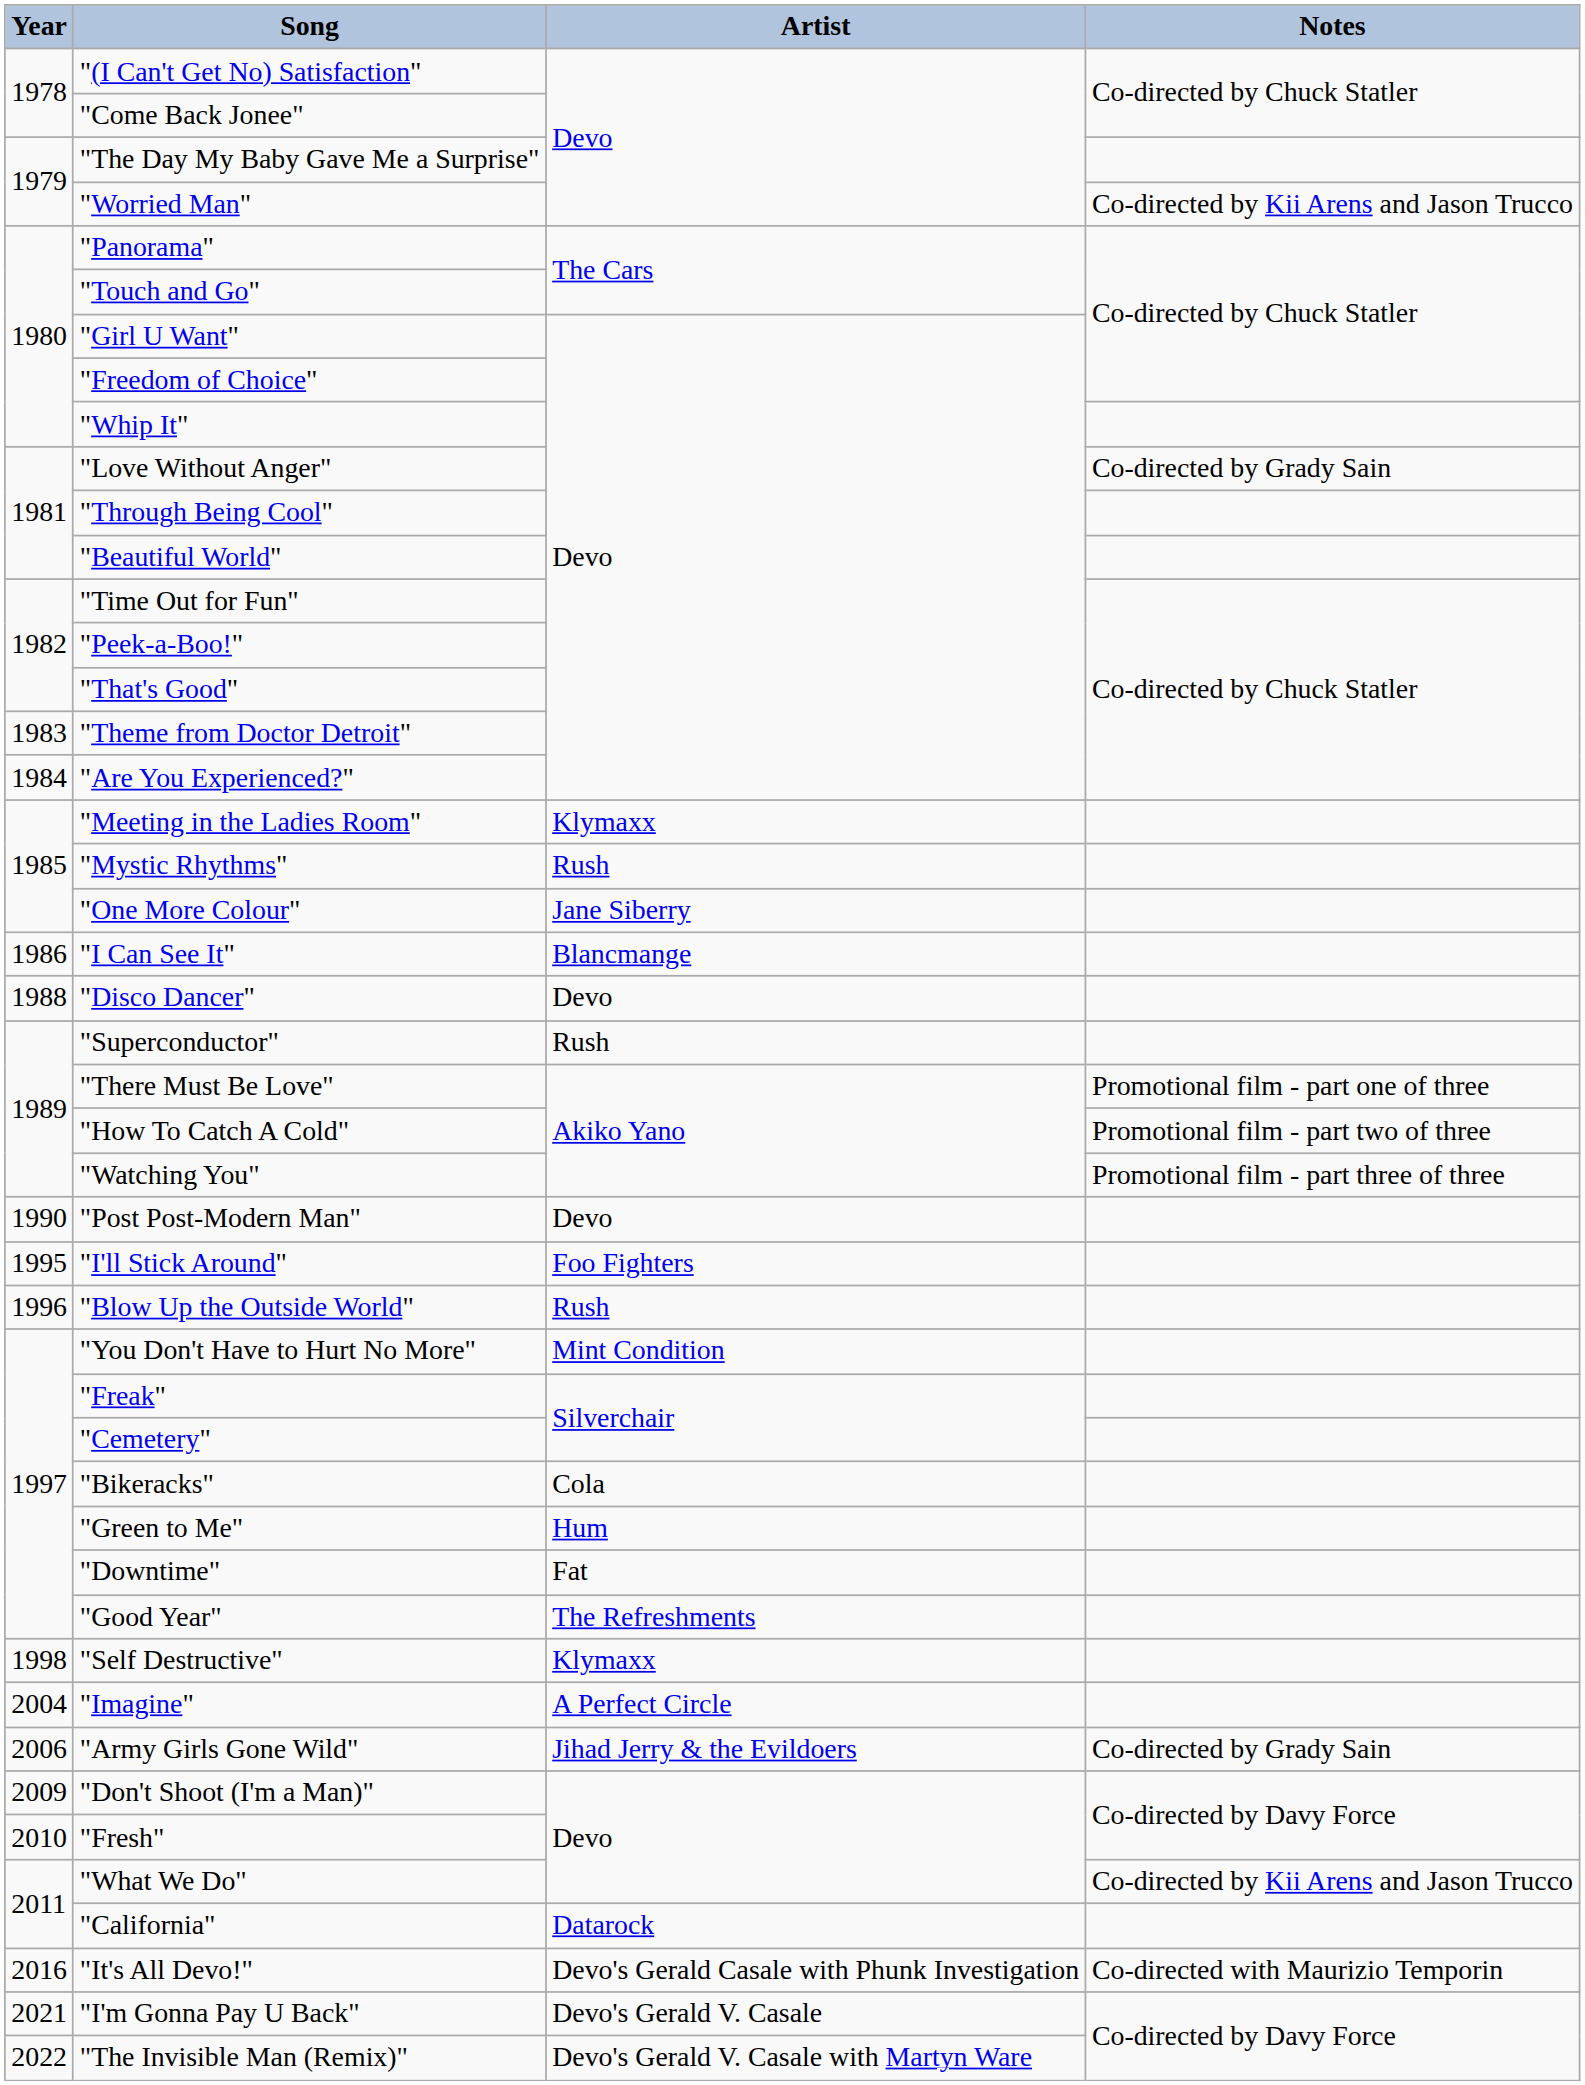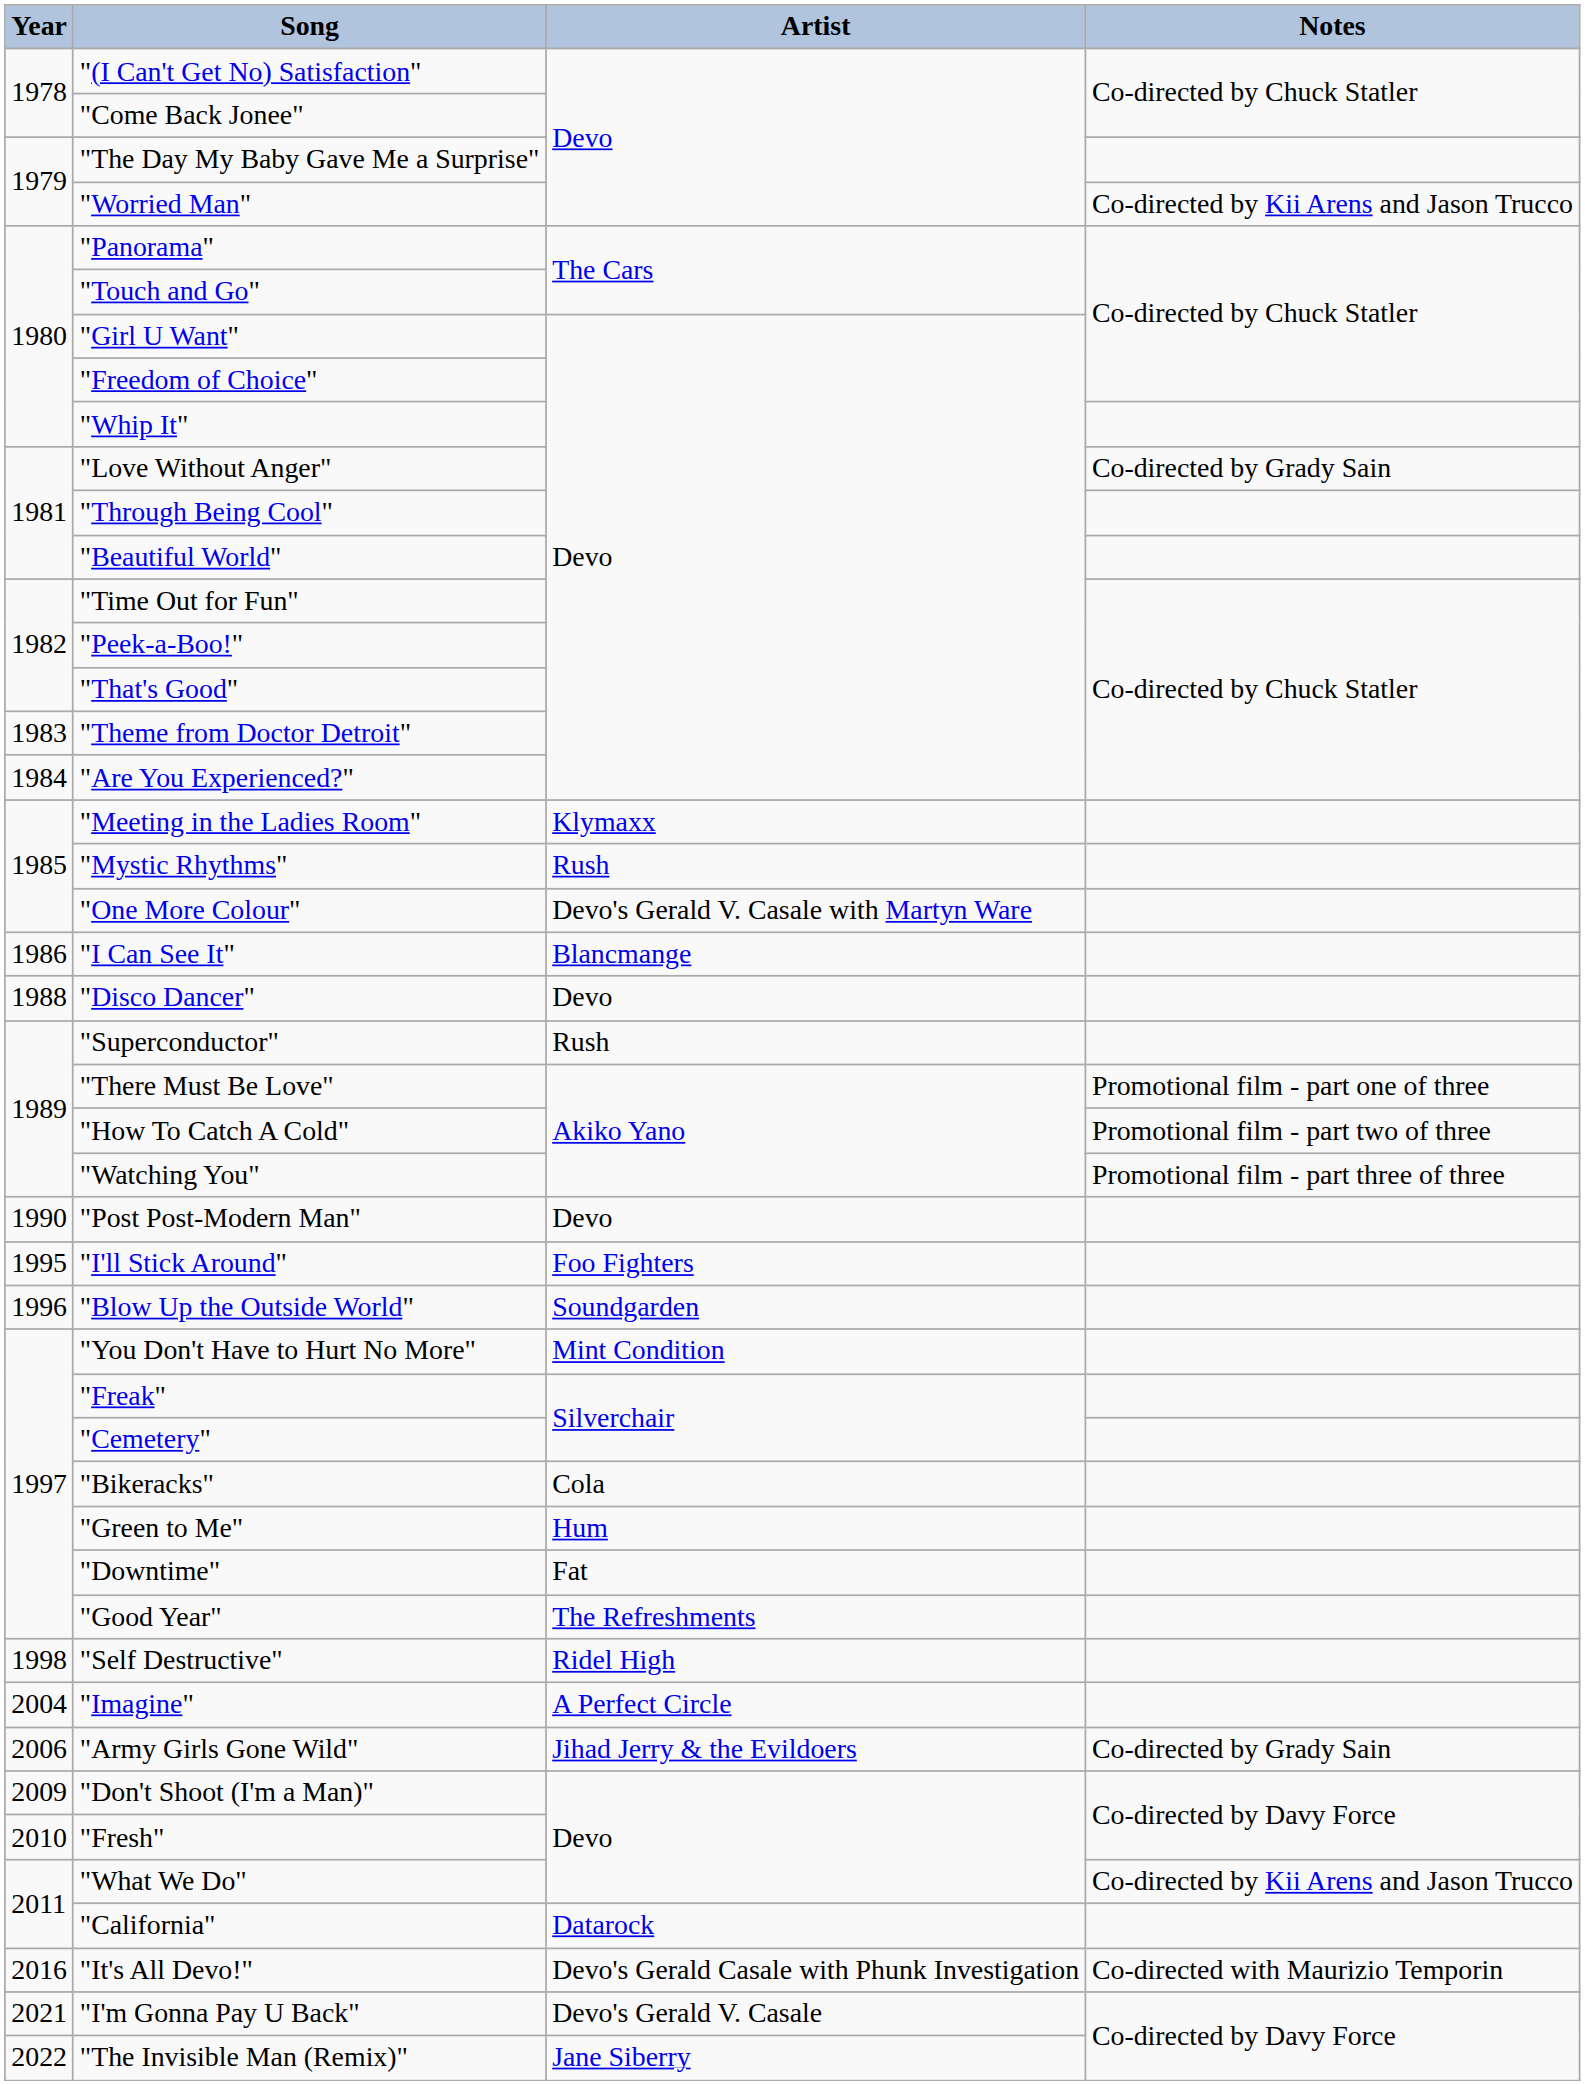(621, 909) Jane Siberry -> (792, 909) Devo's Gerald V. Casale with Martyn Ware
(581, 1306) Rush -> (626, 1306) Soundgarden
(604, 1660) Klymaxx -> (614, 1660) Ridel High
(792, 2057) Devo's Gerald V. Casale with Martyn Ware -> (621, 2057) Jane Siberry
